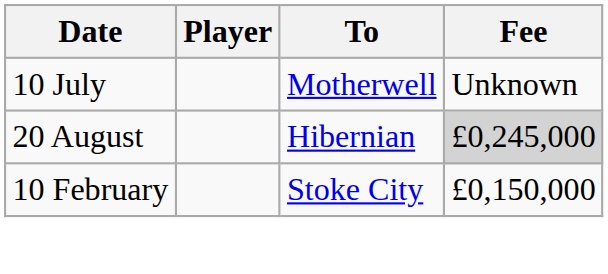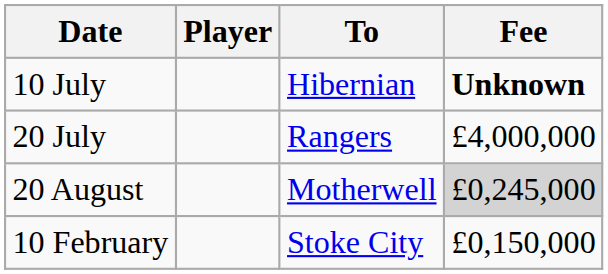(362, 84) Motherwell -> (351, 84) Hibernian
(515, 84) normal -> (518, 84) bold
+ row: (59, 136)
(351, 136) Hibernian -> (362, 189) Motherwell
